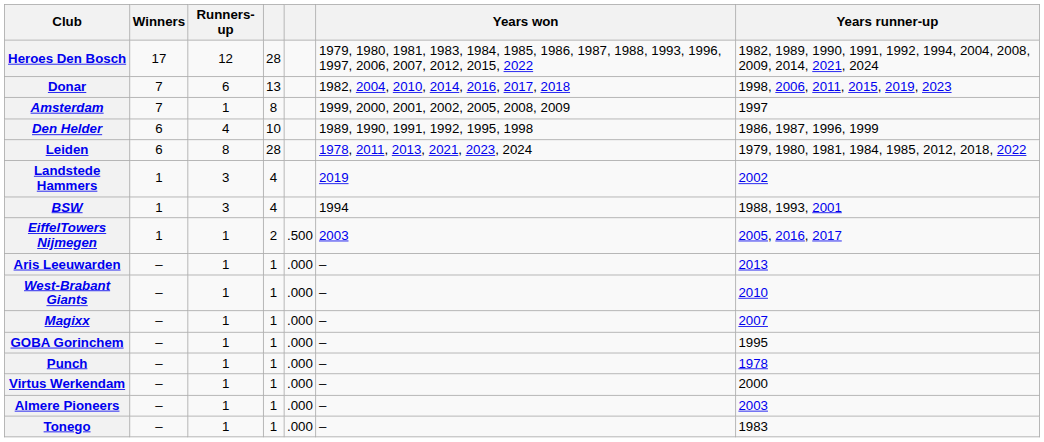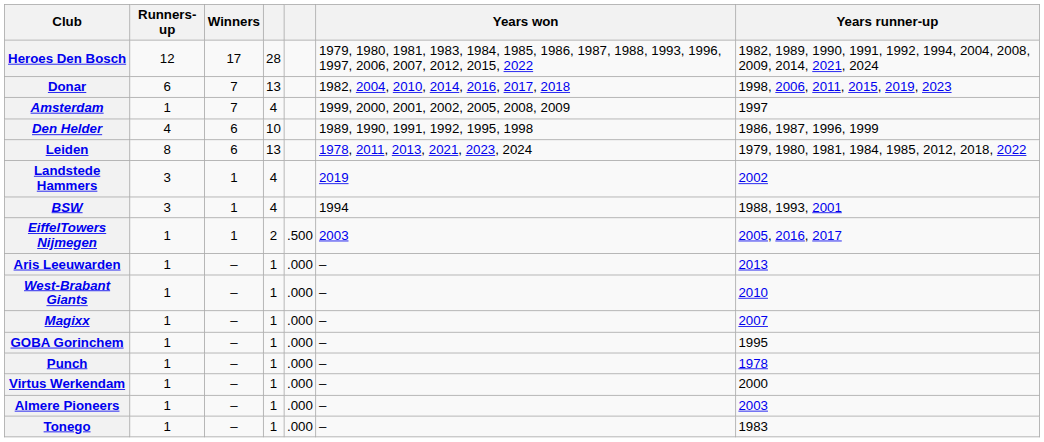columns swapped: (159, 22) <-> (226, 22)
(273, 108) 8 -> (273, 108) 4
(273, 150) 28 -> (273, 150) 13
